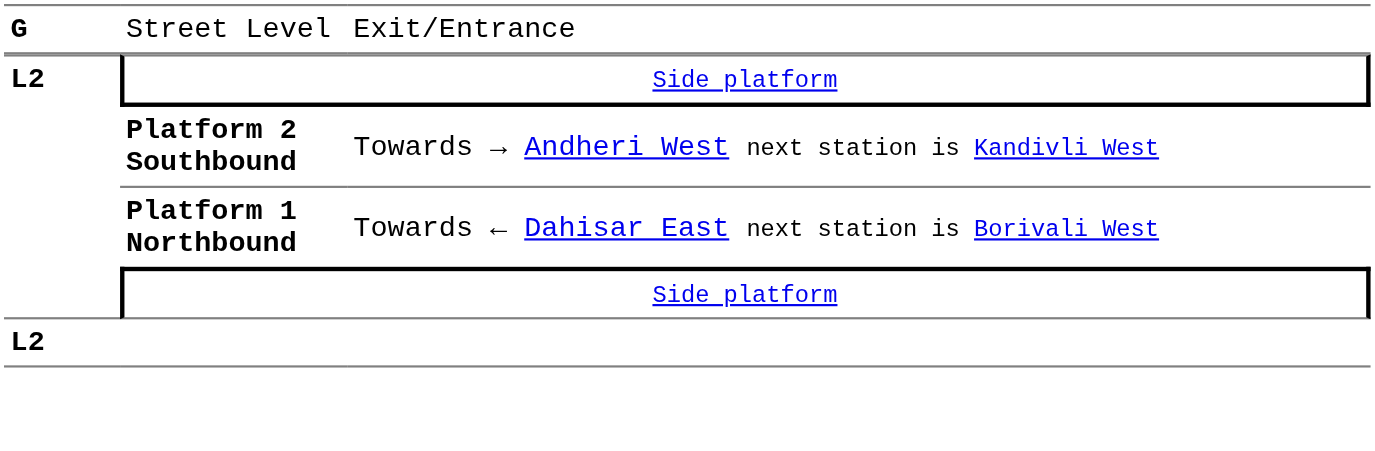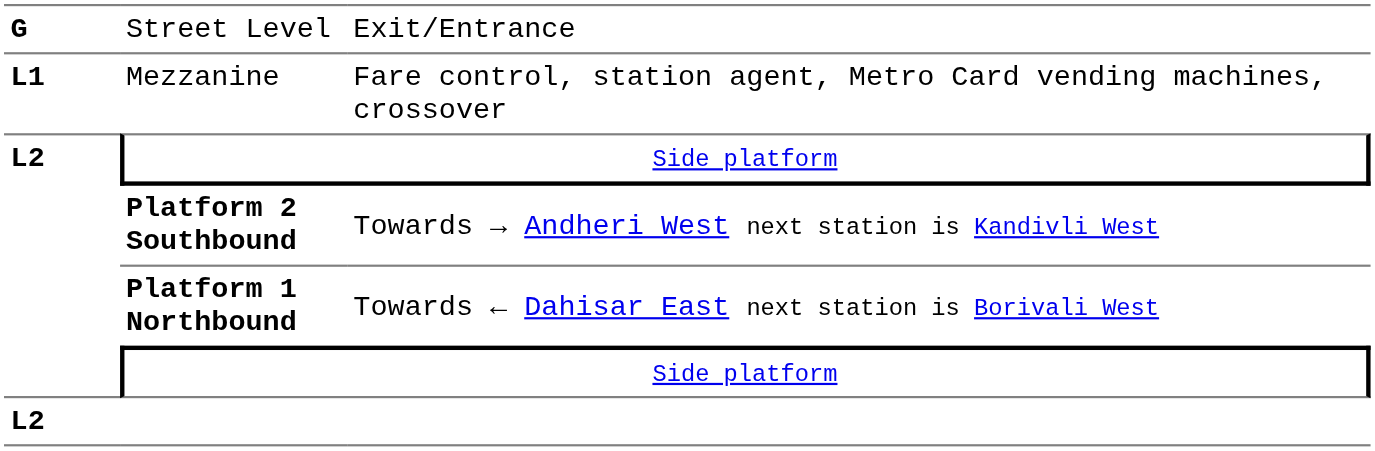+ row: (203, 77)
